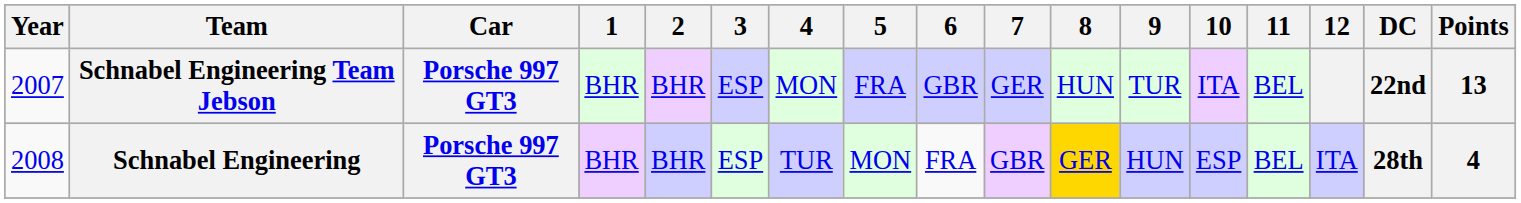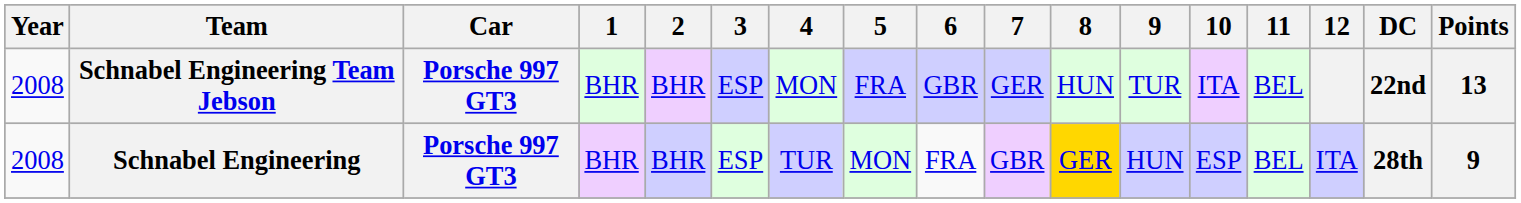(37, 85) 2007 -> (37, 85) 2008
(1473, 160) 4 -> (1473, 160) 9
